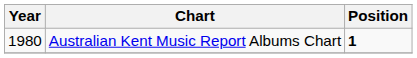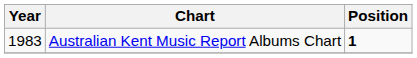(25, 40) 1980 -> (25, 40) 1983
